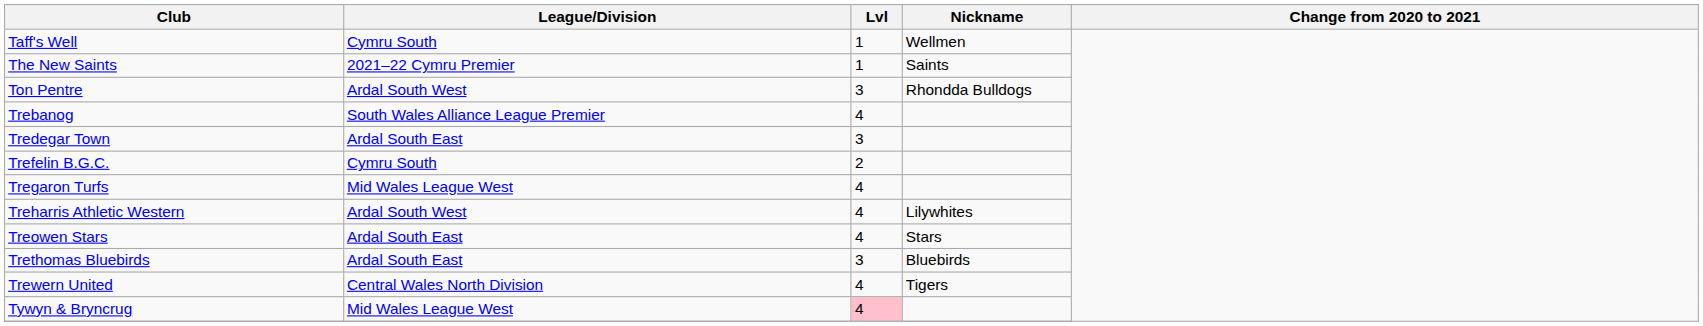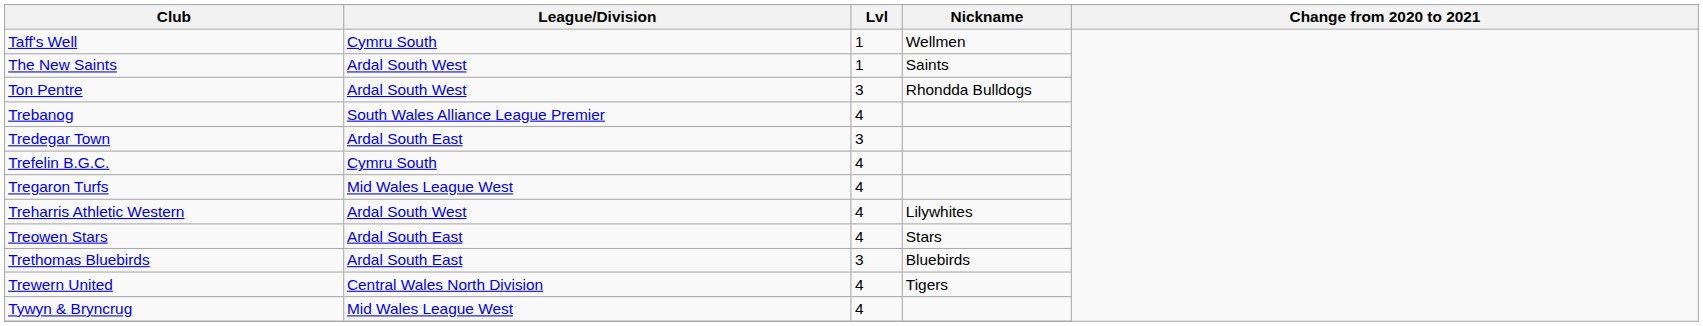(431, 66) 2021–22 Cymru Premier -> (407, 66) Ardal South West
(859, 163) 2 -> (859, 163) 4
(859, 309) pink background -> (859, 309) no background
